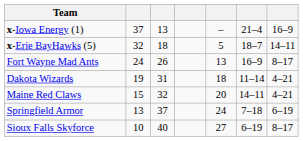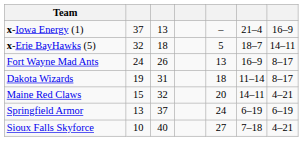(282, 78) 4–21 -> (282, 78) 8–17
(252, 111) 7–18 -> (252, 111) 6–19
(252, 128) 6–19 -> (252, 128) 7–18
(282, 128) 8–17 -> (282, 128) 4–21
